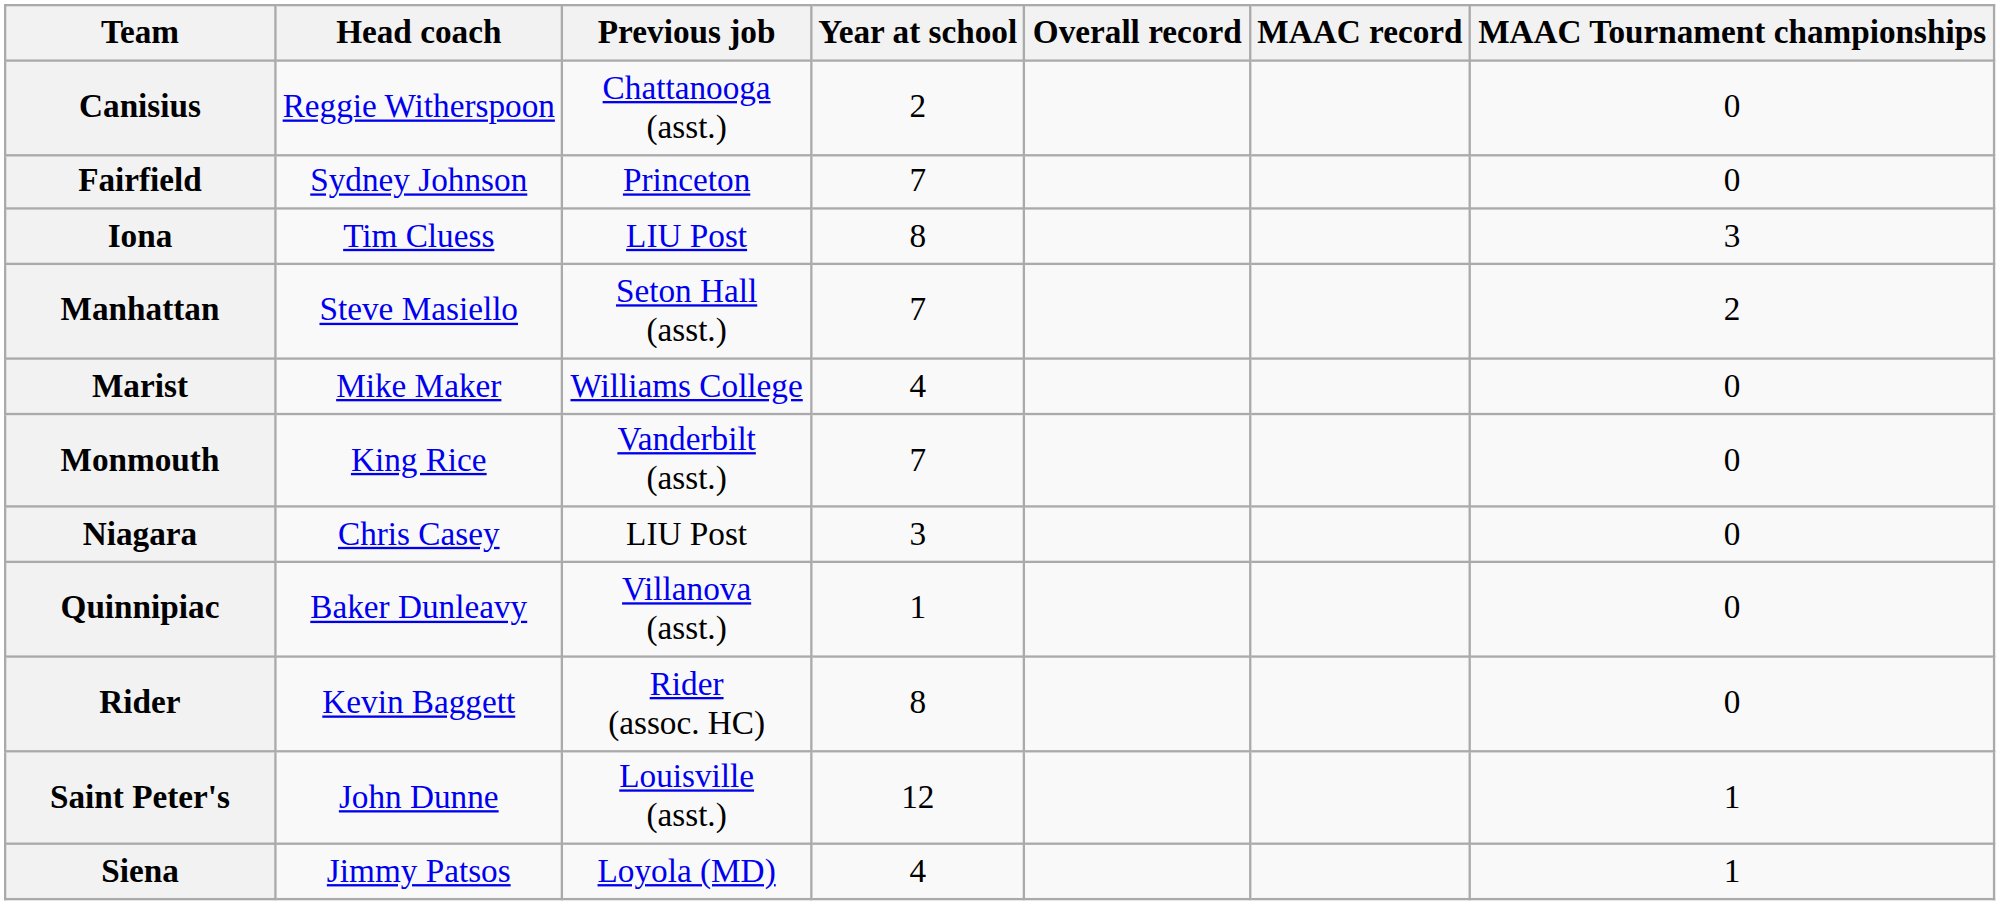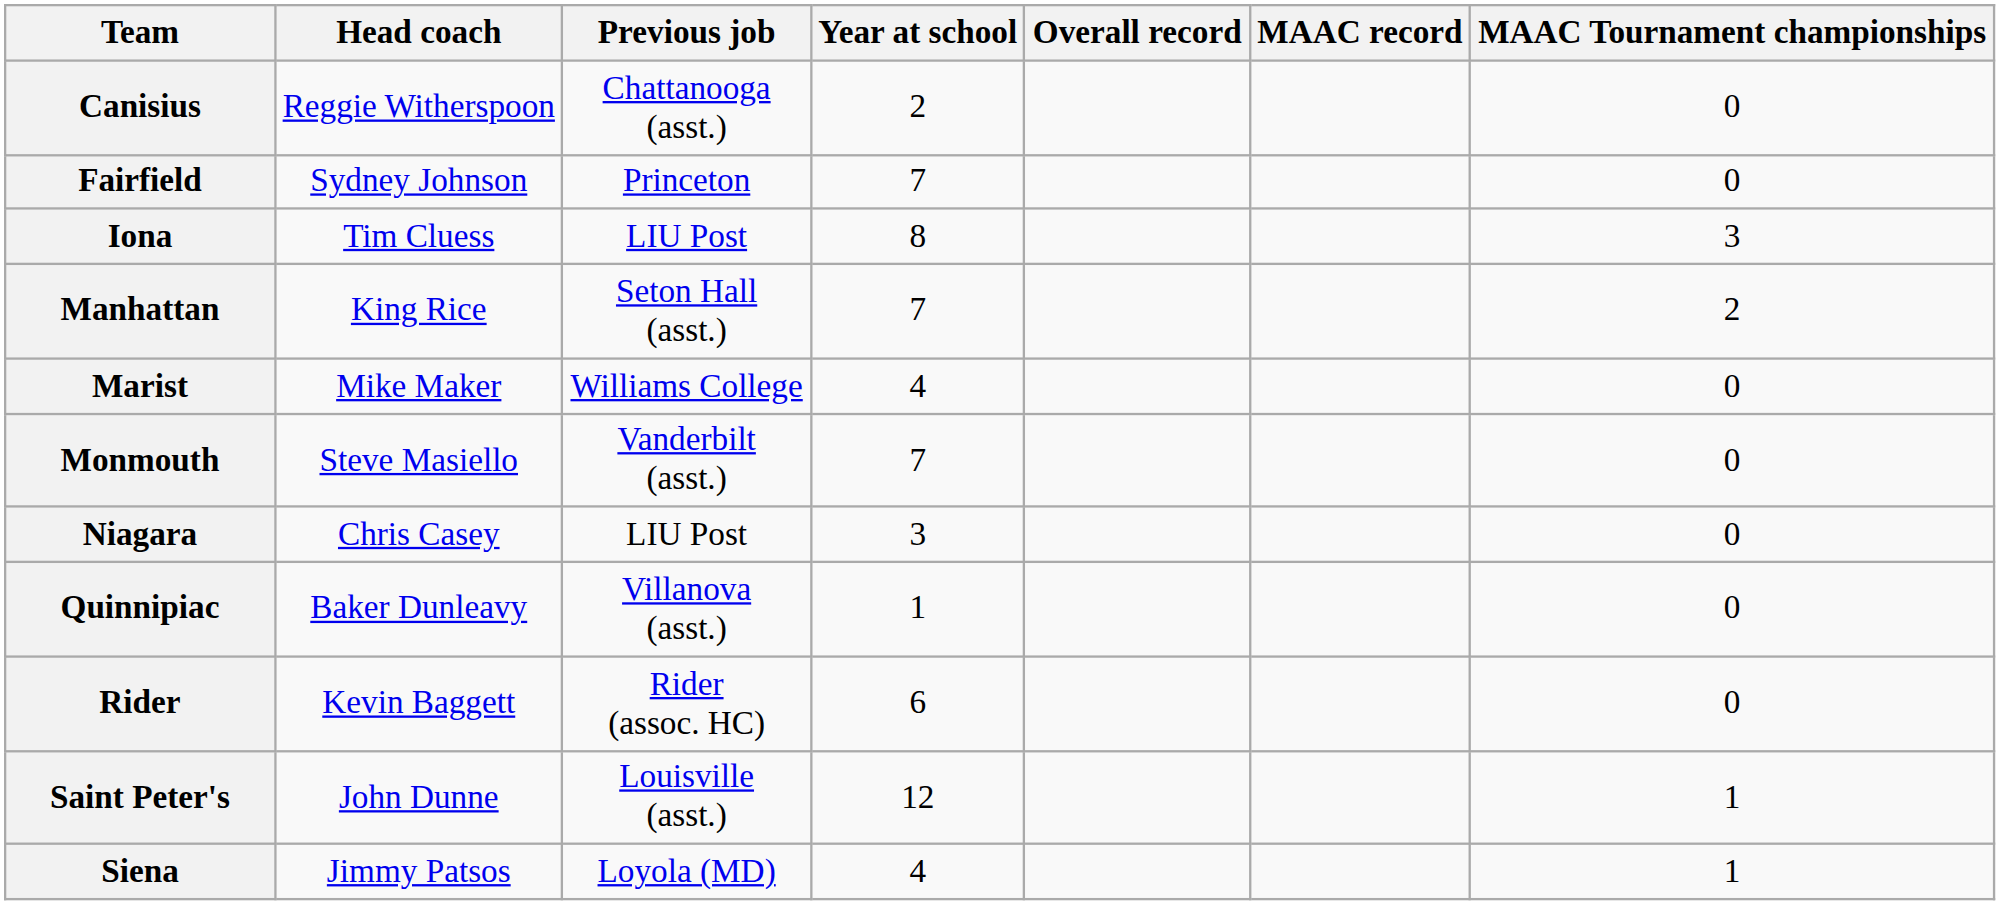(419, 310) Steve Masiello -> (419, 310) King Rice
(419, 459) King Rice -> (419, 459) Steve Masiello
(918, 702) 8 -> (918, 702) 6
